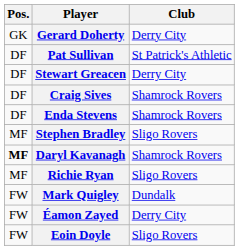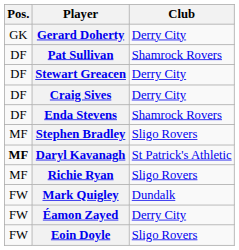(182, 54) St Patrick's Athletic -> (177, 54) Shamrock Rovers
(177, 94) Shamrock Rovers -> (159, 94) Derry City
(177, 154) Shamrock Rovers -> (182, 154) St Patrick's Athletic
